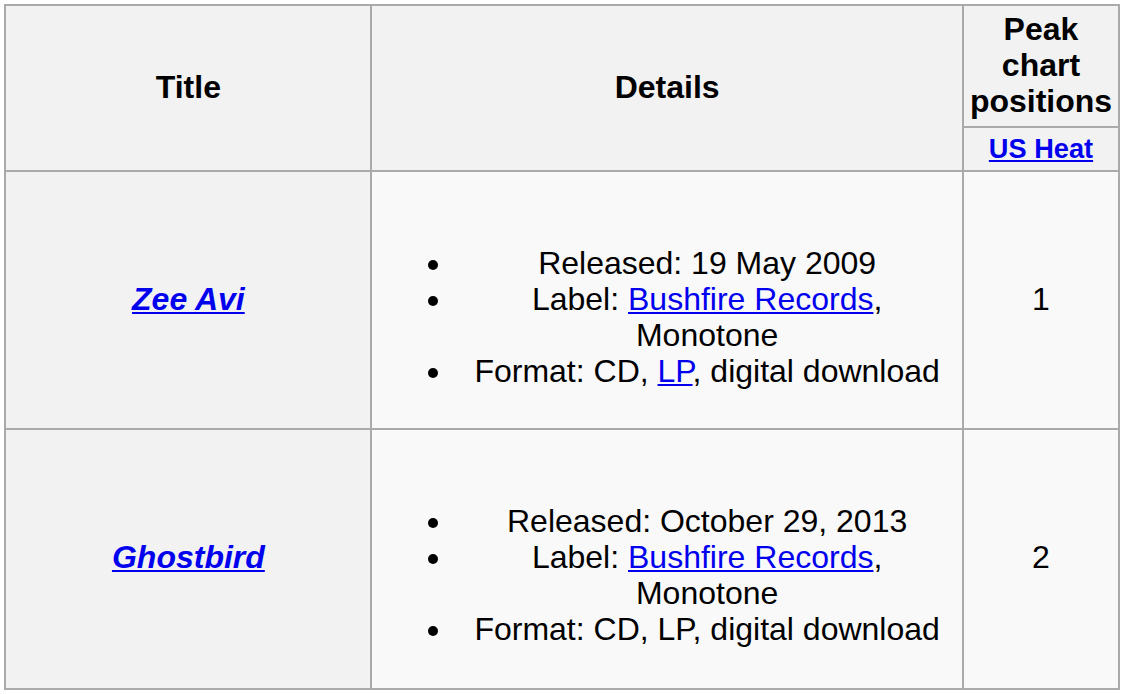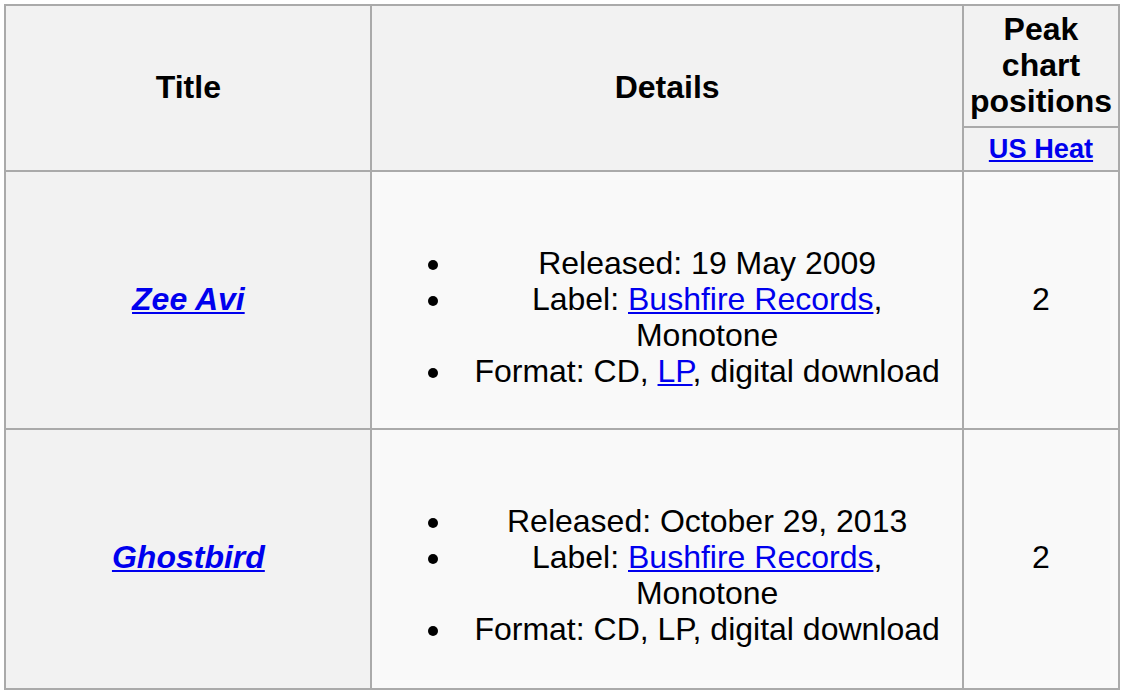(1041, 299) 1 -> (1041, 299) 2
